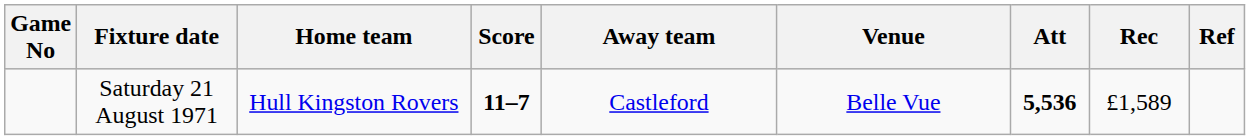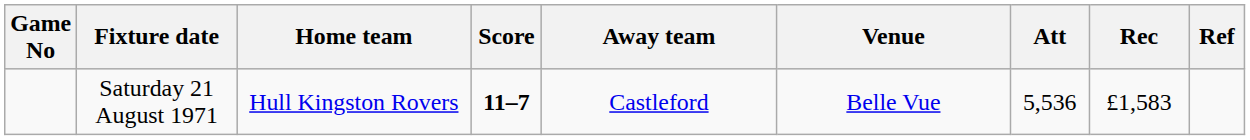(1050, 101) bold -> (1050, 101) normal
(1139, 101) £1,589 -> (1139, 101) £1,583
